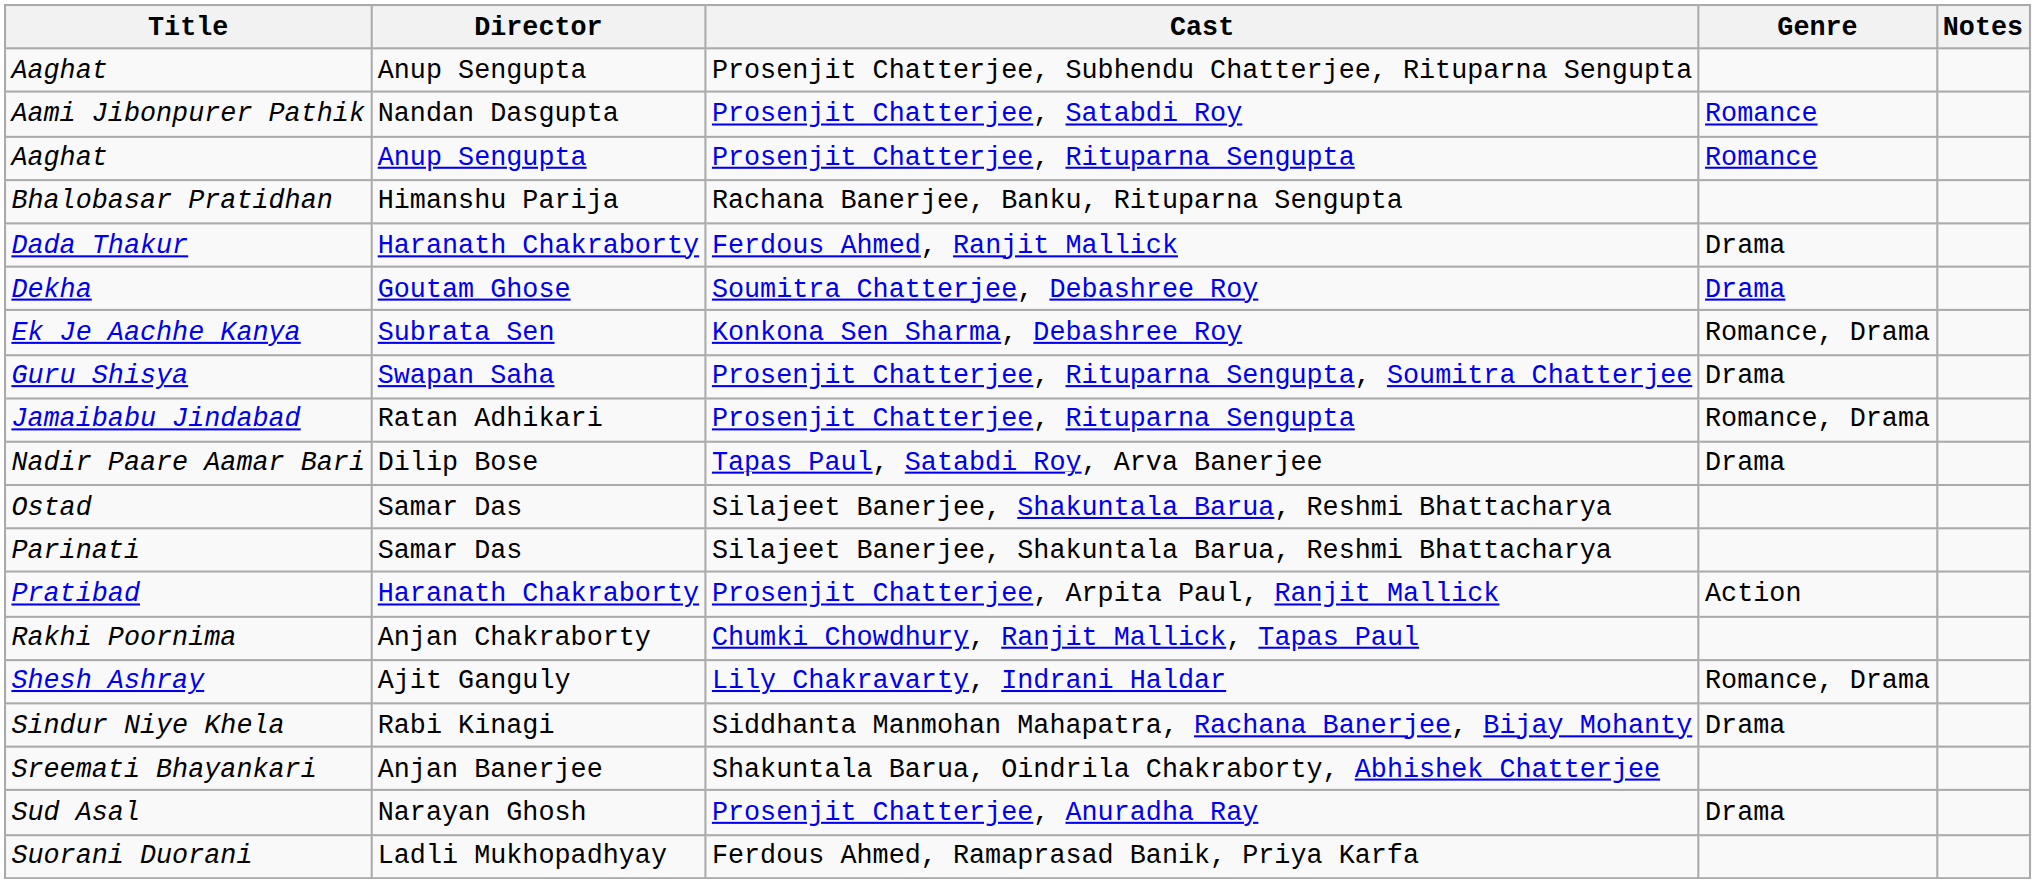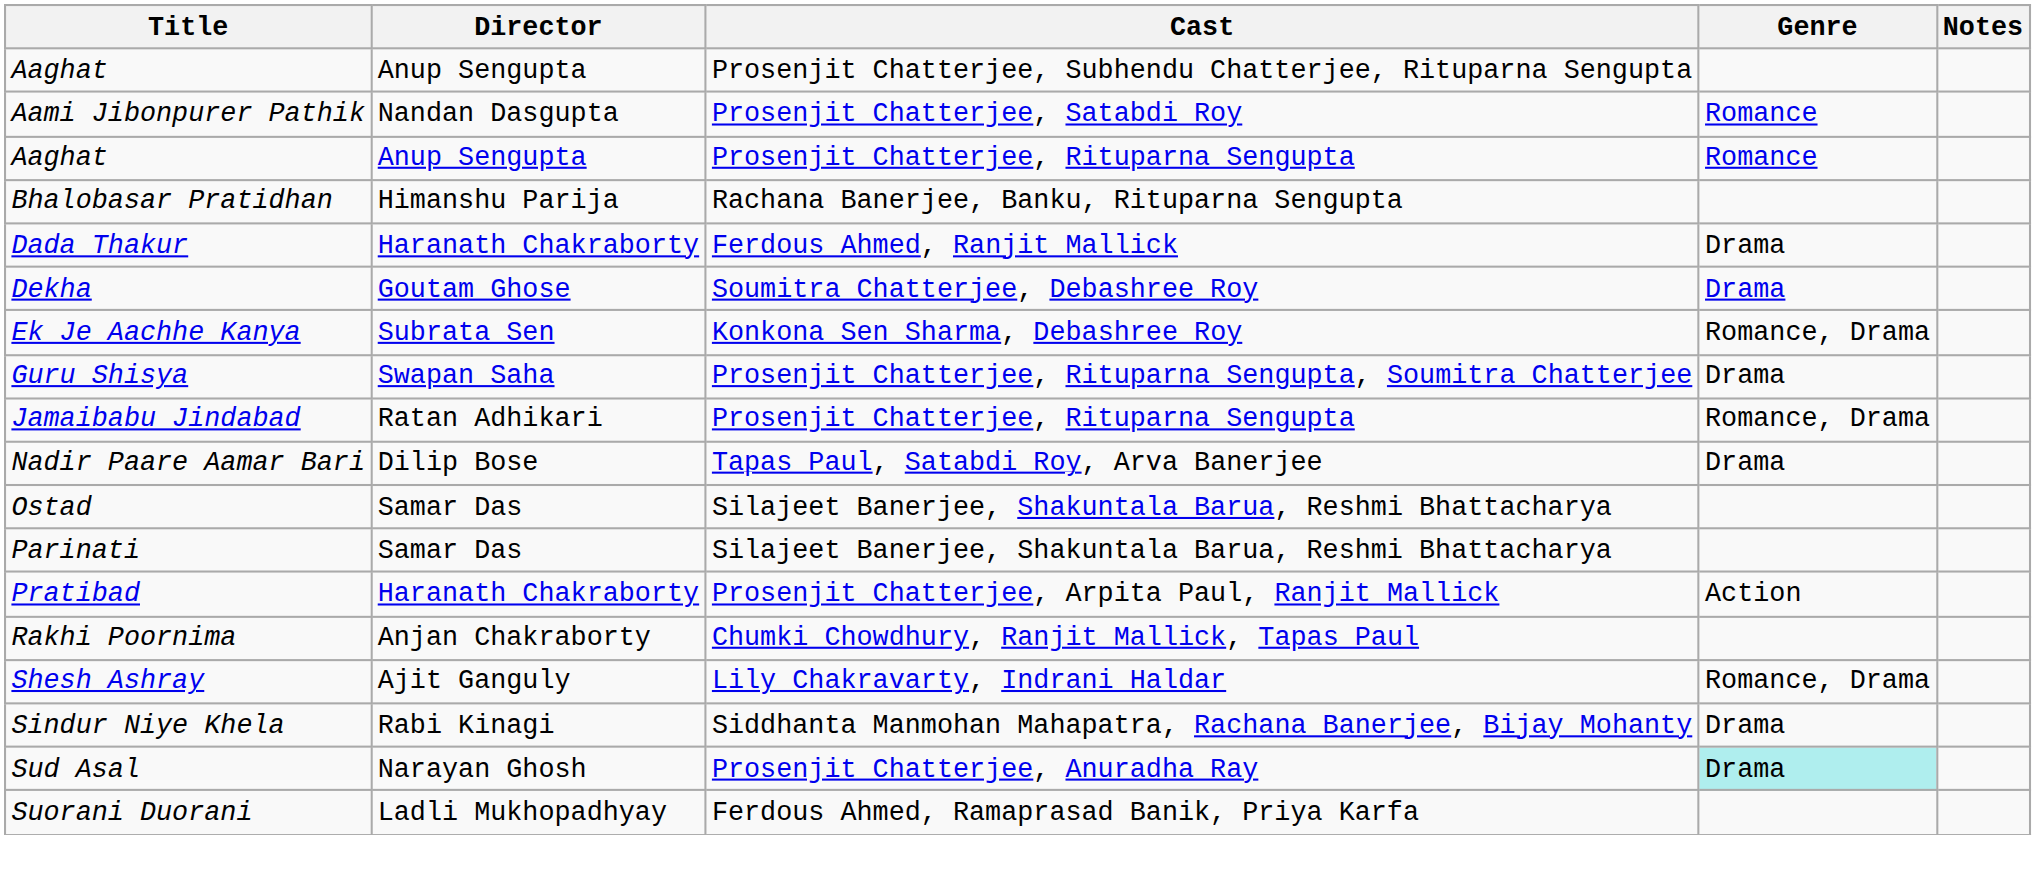- row: (164, 769)
(1745, 812) no background -> (1745, 769) paleturquoise background
